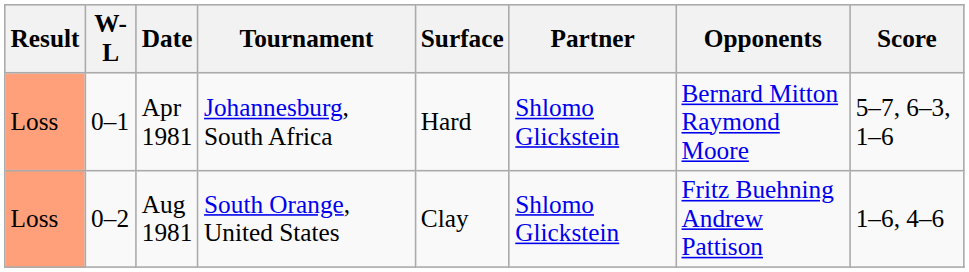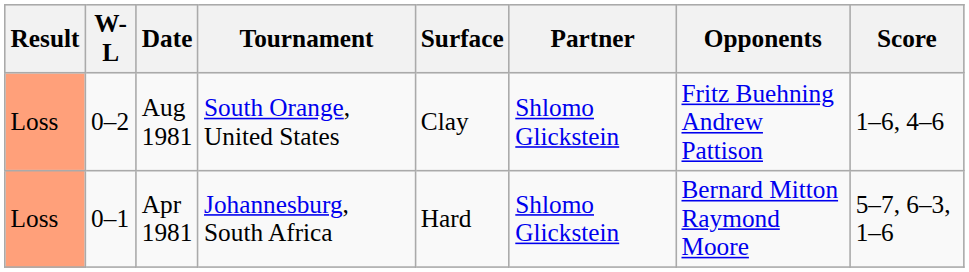rows swapped: (167, 121) <-> (167, 218)
